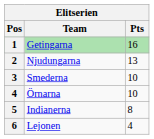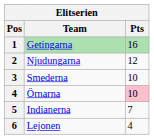(133, 61) 13 -> (133, 61) 12
(133, 93) no background -> (133, 93) pink background
(130, 110) 8 -> (130, 110) 7
